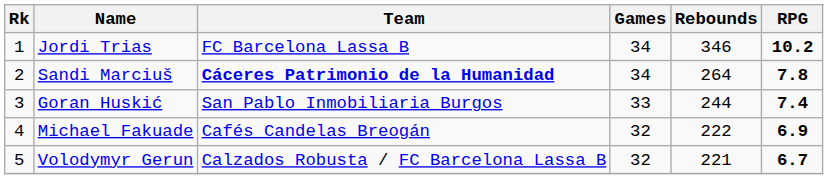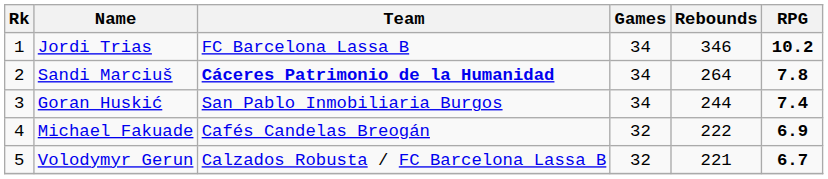(640, 103) 33 -> (640, 103) 34
